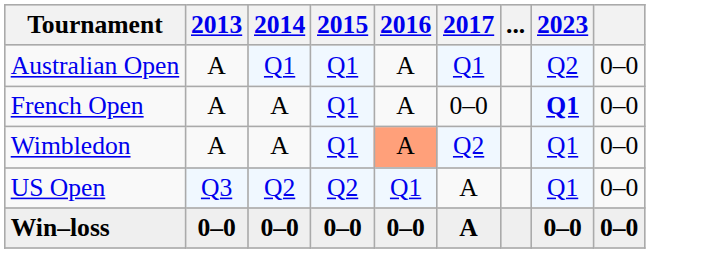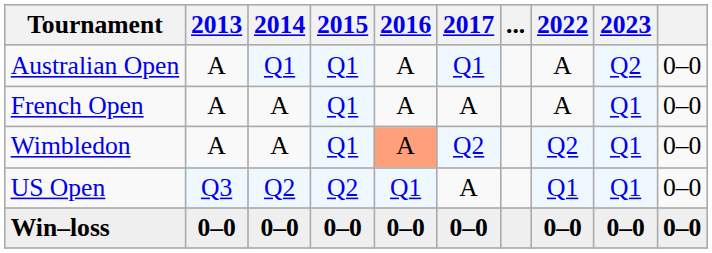+ column: (563, 24)
(469, 106) 0–0 -> (469, 106) A
(563, 106) bold -> (626, 106) normal
(469, 227) A -> (469, 227) 0–0
